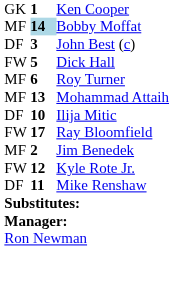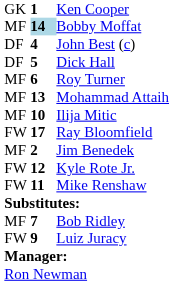(34, 44) 3 -> (34, 44) 4
(16, 61) FW -> (14, 61) DF
(14, 114) DF -> (15, 114) MF
(14, 185) DF -> (16, 185) FW
+ row: (91, 220)
+ row: (91, 238)
